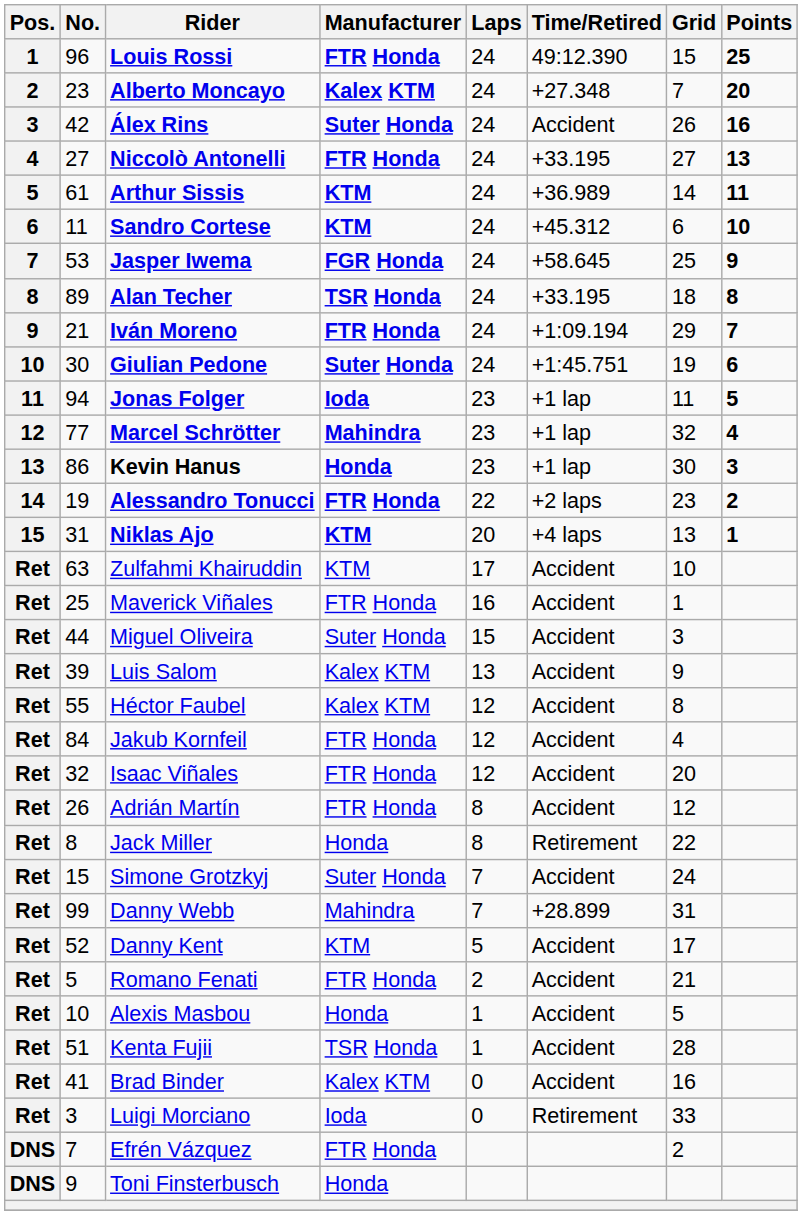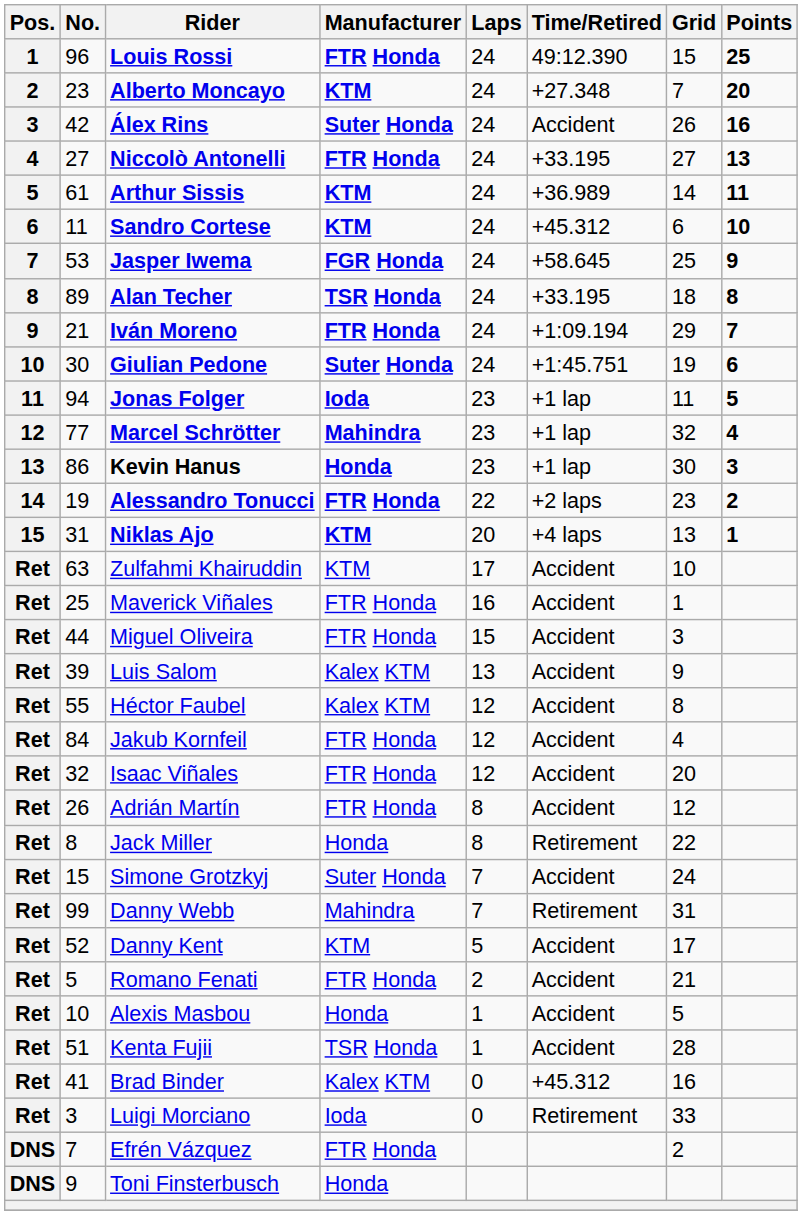(380, 90) Kalex KTM -> (348, 90) KTM
(385, 637) Suter Honda -> (380, 637) FTR Honda
(571, 910) +28.899 -> (584, 910) Retirement
(573, 1081) Accident -> (571, 1081) +45.312
